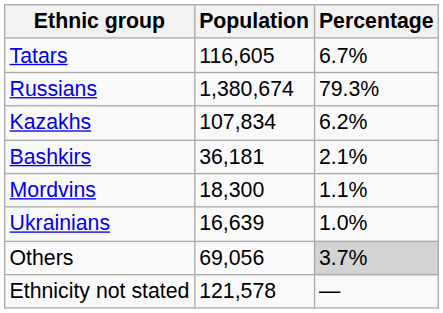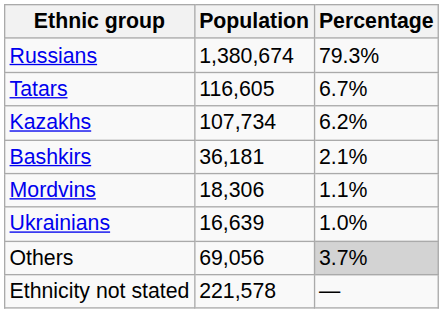rows swapped: (53, 88) <-> (39, 55)
(238, 122) 107,834 -> (238, 122) 107,734
(232, 190) 18,300 -> (232, 190) 18,306
(238, 291) 121,578 -> (238, 291) 221,578
